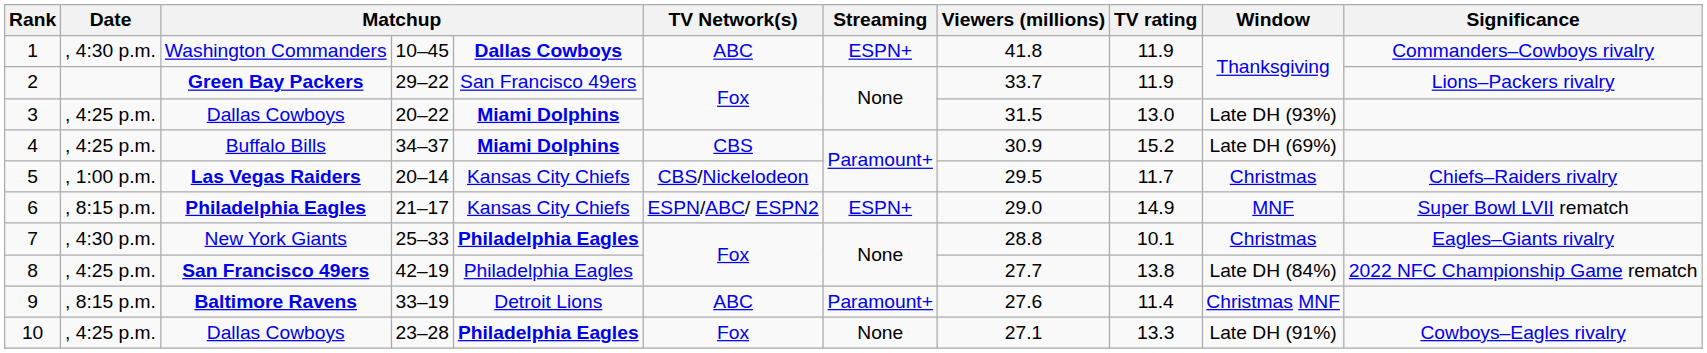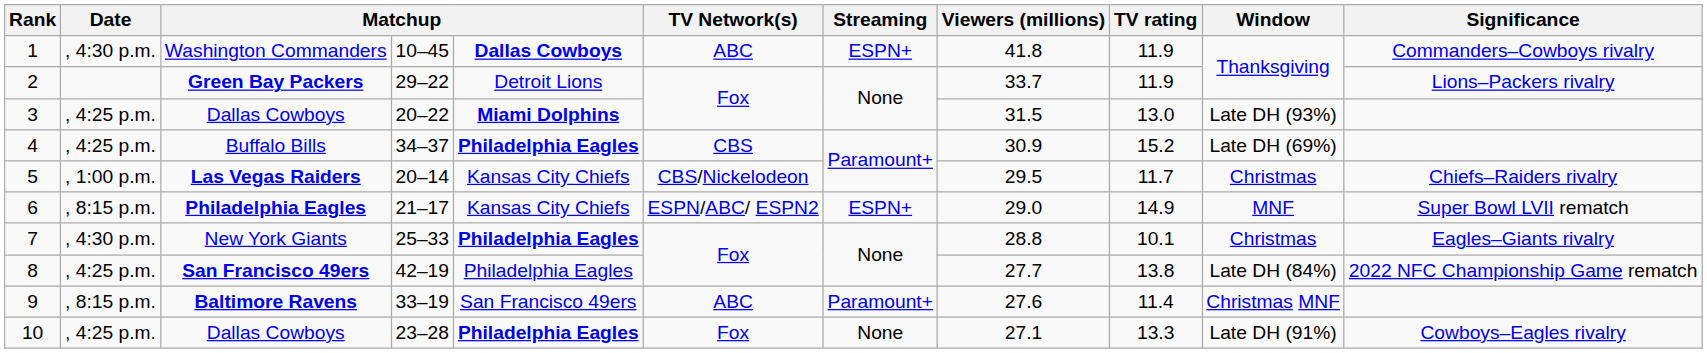(548, 82) San Francisco 49ers -> (548, 82) Detroit Lions
(548, 144) Miami Dolphins -> (548, 144) Philadelphia Eagles
(548, 300) Detroit Lions -> (548, 300) San Francisco 49ers
